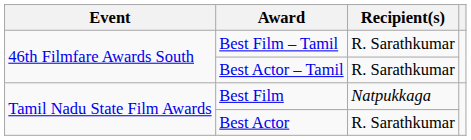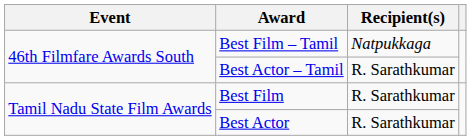(403, 43) R. Sarathkumar -> (391, 43) Natpukkaga
(391, 95) Natpukkaga -> (403, 95) R. Sarathkumar
